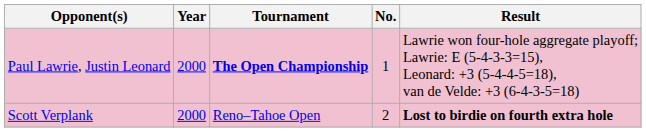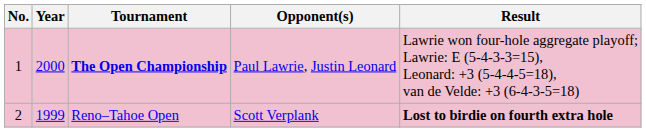columns swapped: (386, 16) <-> (89, 16)
(192, 115) 2000 -> (50, 115) 1999
